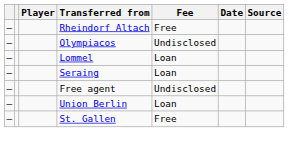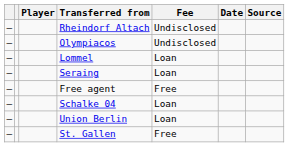(165, 27) Free -> (185, 27) Undisclosed
(185, 88) Undisclosed -> (165, 88) Free
+ row: (88, 104)
